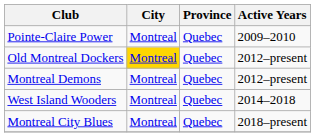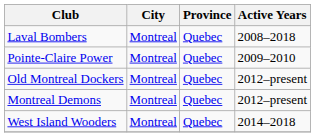+ row: (47, 36)
(153, 57) gold background -> (153, 79) no background
- row: (60, 121)
